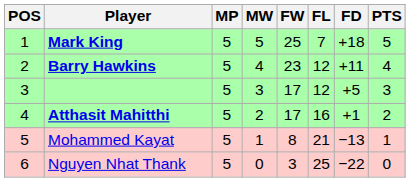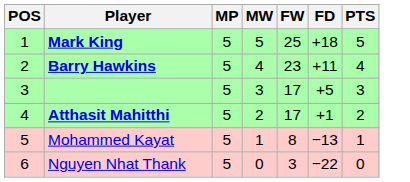- column: (321, 16)
